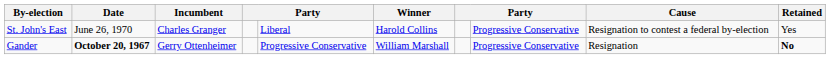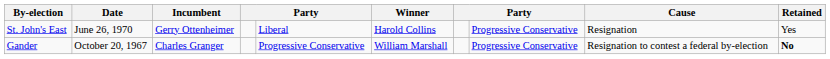(192, 29) Charles Granger -> (195, 29) Gerry Ottenheimer
(678, 29) Resignation to contest a federal by-election -> (612, 29) Resignation
(112, 45) bold -> (111, 45) normal
(197, 45) Gerry Ottenheimer -> (189, 45) Charles Granger
(613, 45) Resignation -> (678, 45) Resignation to contest a federal by-election
